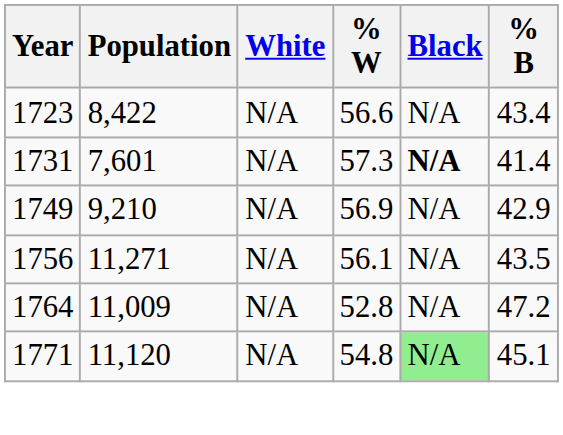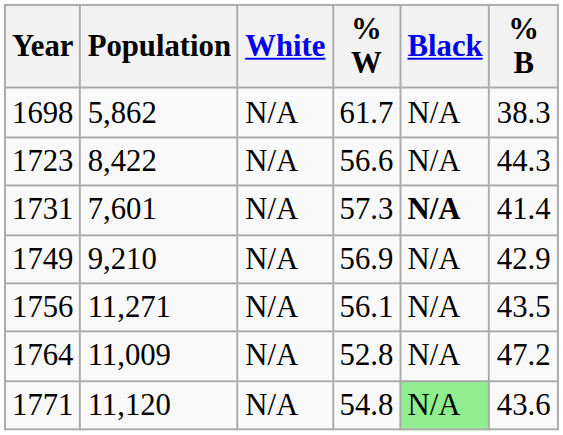+ row: (43, 112)
(524, 112) 43.4 -> (524, 160) 44.3
(524, 355) 45.1 -> (524, 404) 43.6
